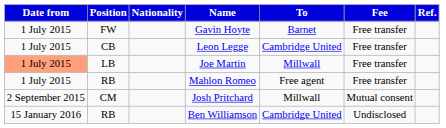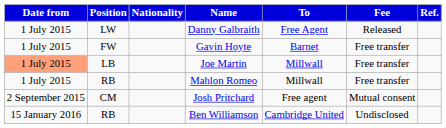+ row: (224, 30)
- row: (222, 47)
(302, 81) Free agent -> (304, 81) Millwall
(302, 98) Millwall -> (304, 98) Free agent
